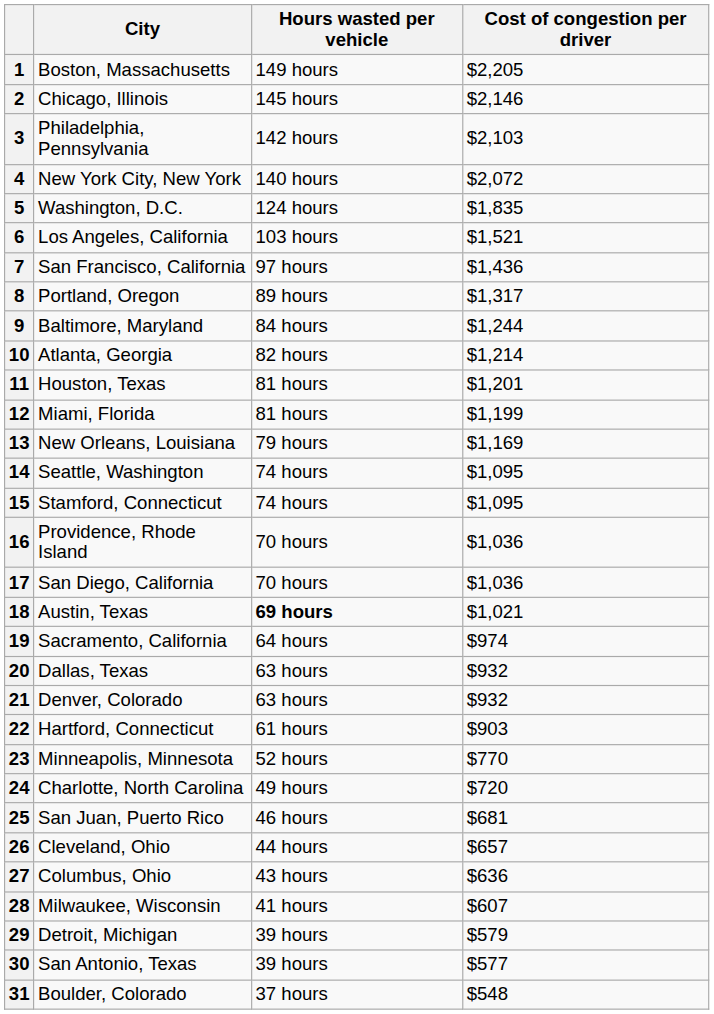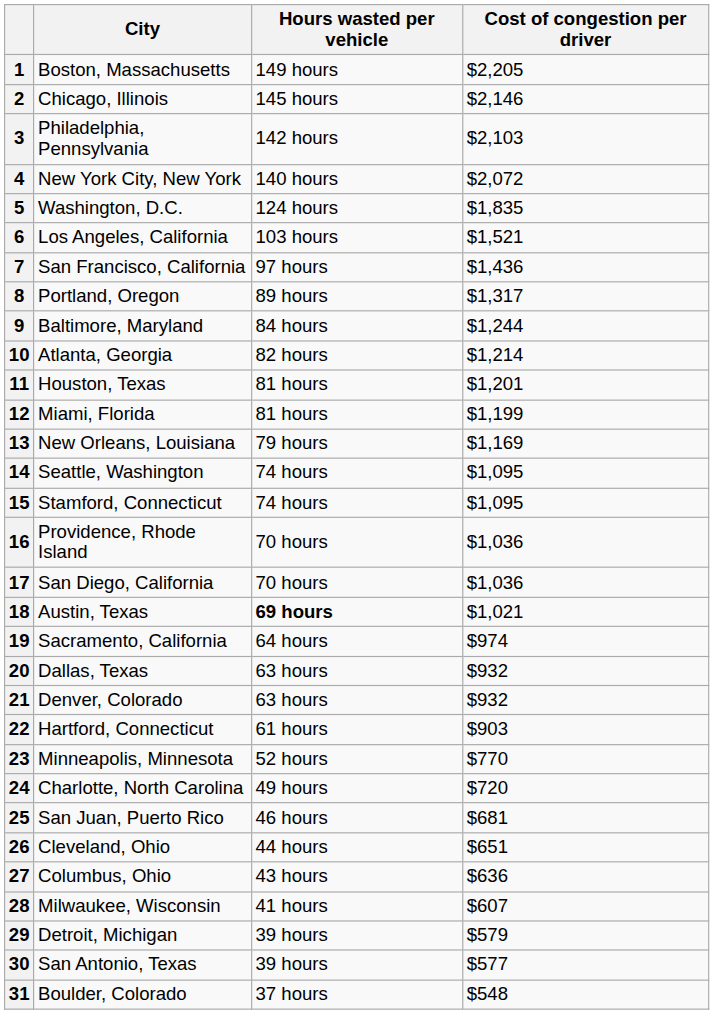(487, 847) $657 -> (487, 847) $651
